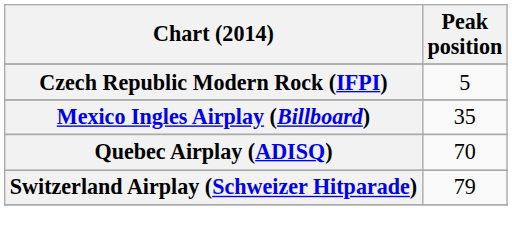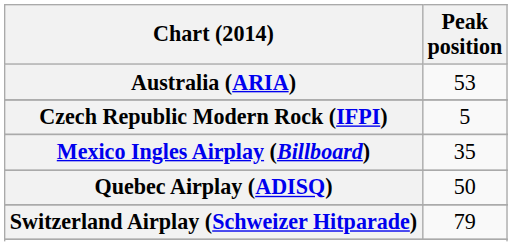+ row: (213, 81)
(465, 151) 70 -> (465, 186) 50
